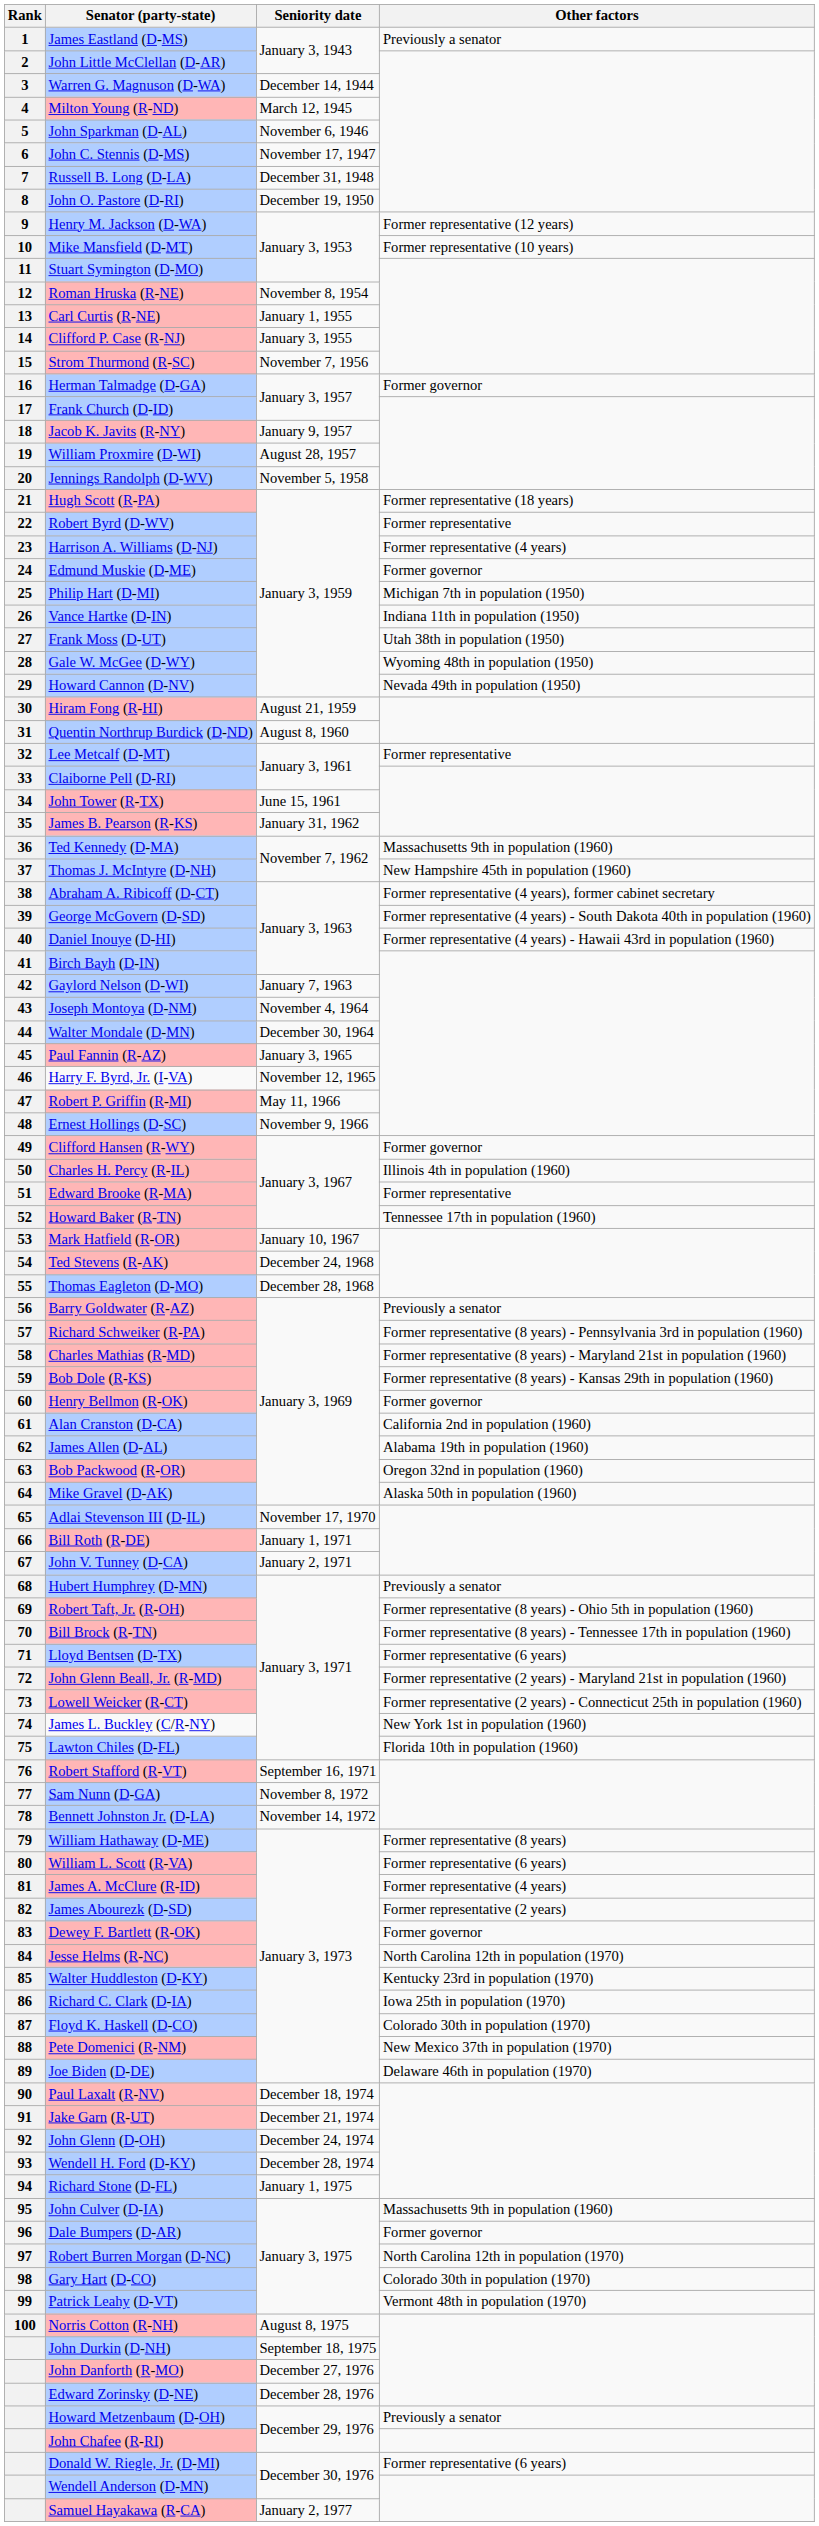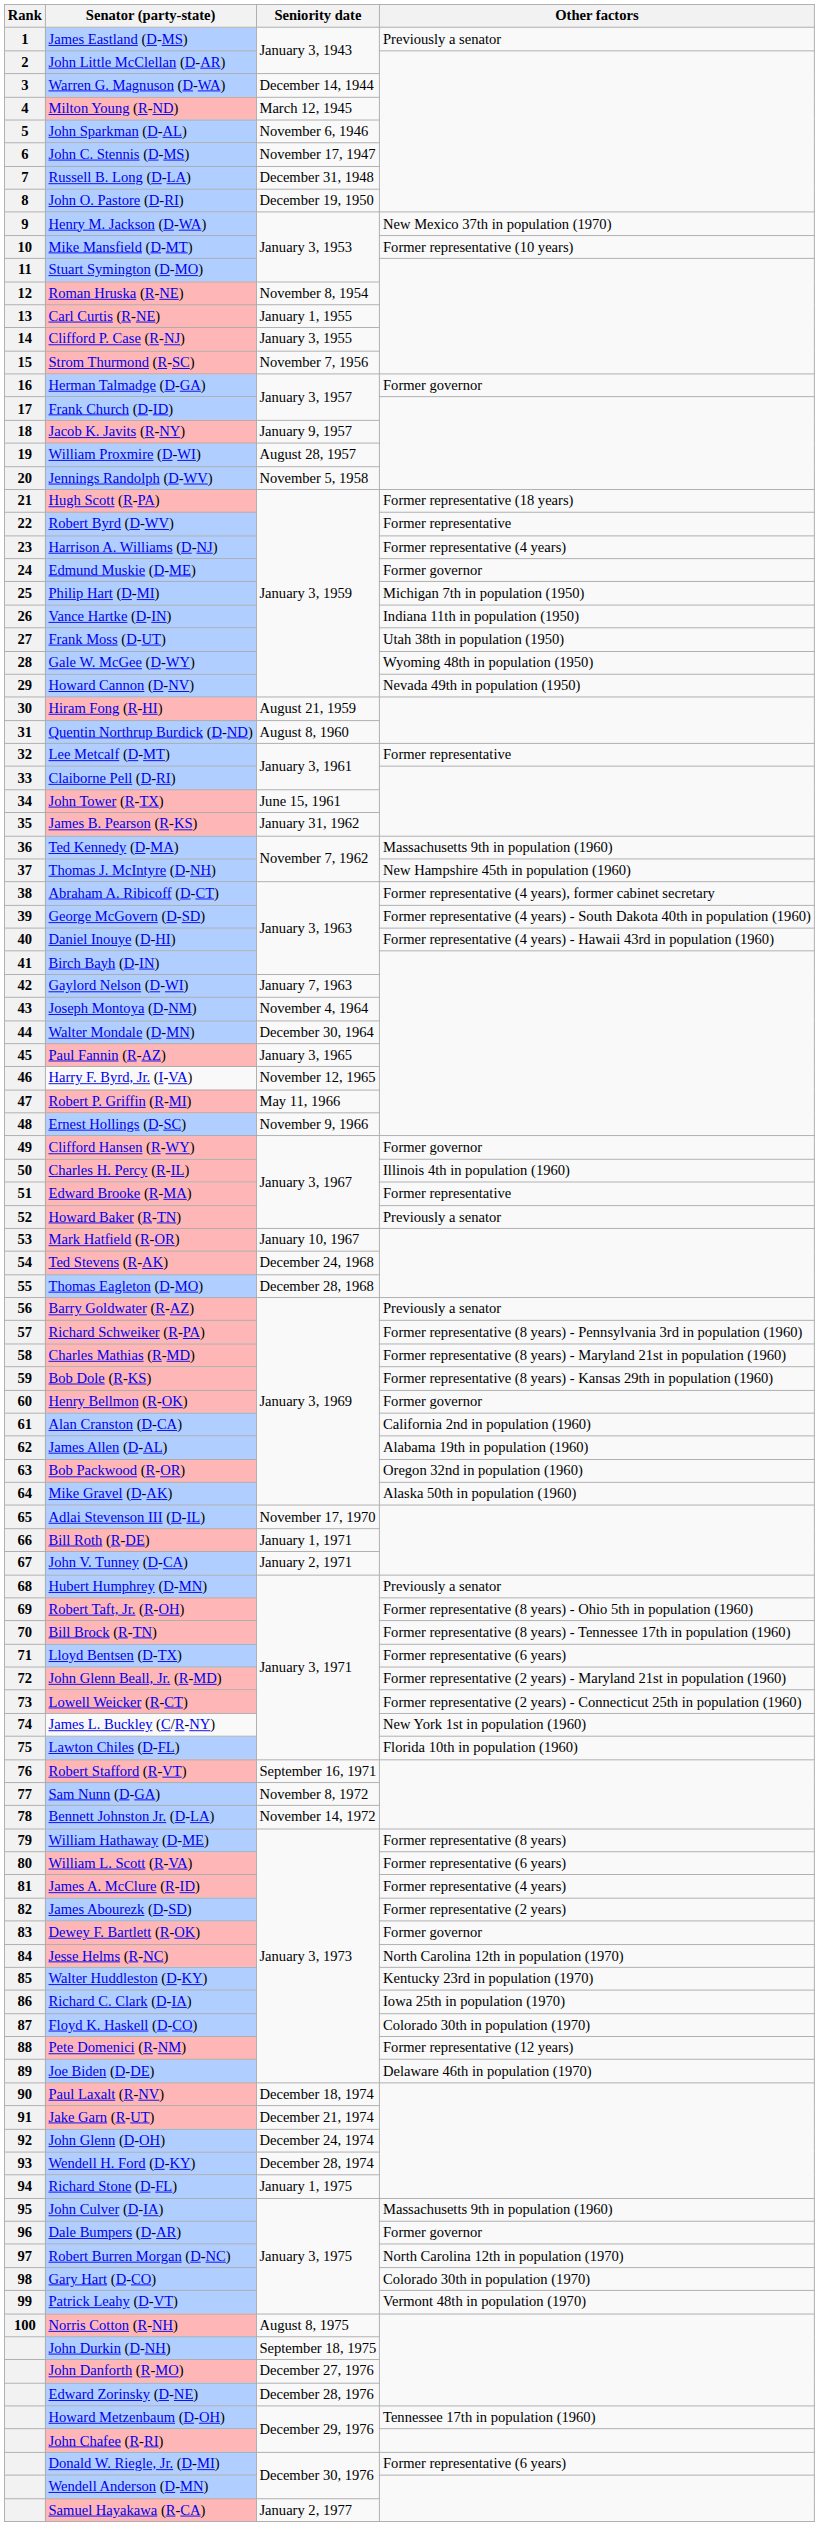(478, 223) Former representative (12 years) -> (497, 223) New Mexico 37th in population (1970)
(489, 1216) Tennessee 17th in population (1960) -> (442, 1216) Previously a senator
(497, 2048) New Mexico 37th in population (1970) -> (478, 2048) Former representative (12 years)
(442, 2417) Previously a senator -> (489, 2417) Tennessee 17th in population (1960)
